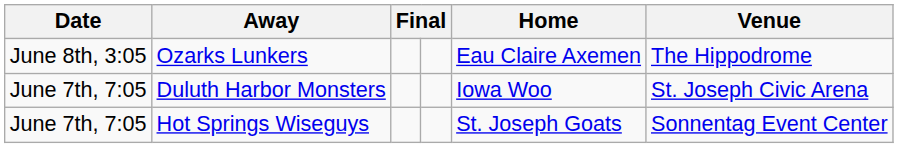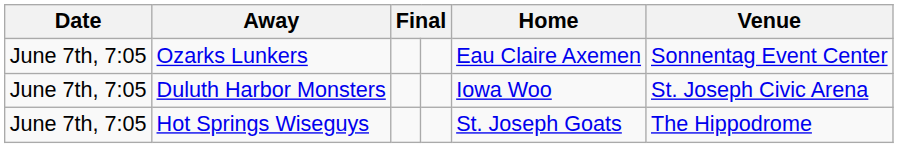(78, 55) June 8th, 3:05 -> (78, 55) June 7th, 7:05
(731, 55) The Hippodrome -> (769, 55) Sonnentag Event Center
(769, 124) Sonnentag Event Center -> (731, 124) The Hippodrome
